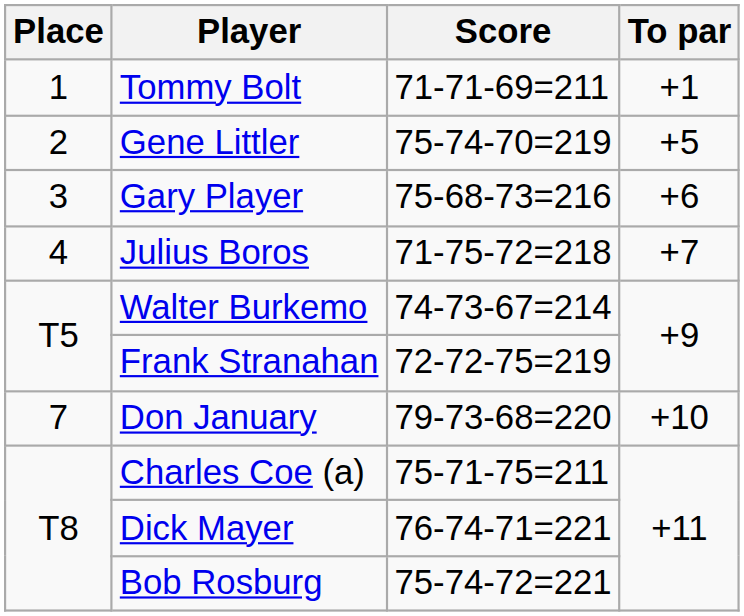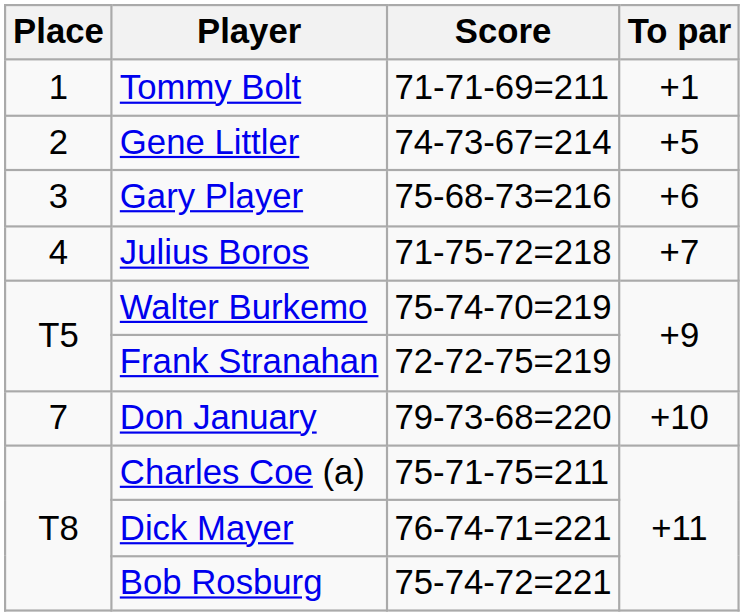(503, 142) 75-74-70=219 -> (503, 142) 74-73-67=214
(503, 307) 74-73-67=214 -> (503, 307) 75-74-70=219
